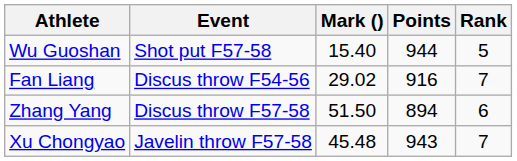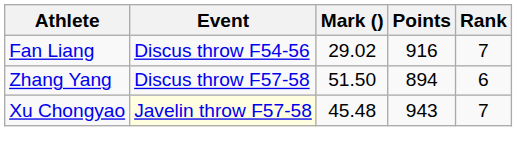- row: (65, 50)
(223, 141) no background -> (223, 111) lightyellow background
